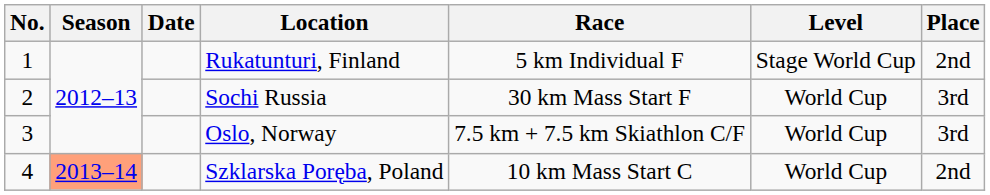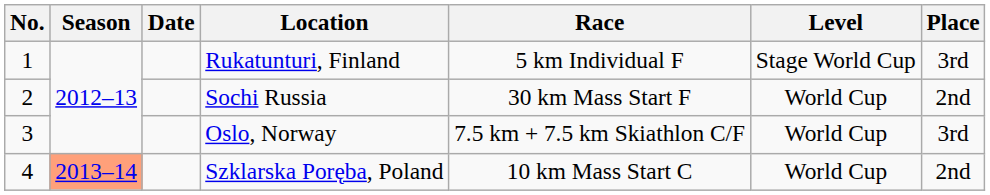(953, 60) 2nd -> (953, 60) 3rd
(953, 97) 3rd -> (953, 97) 2nd
